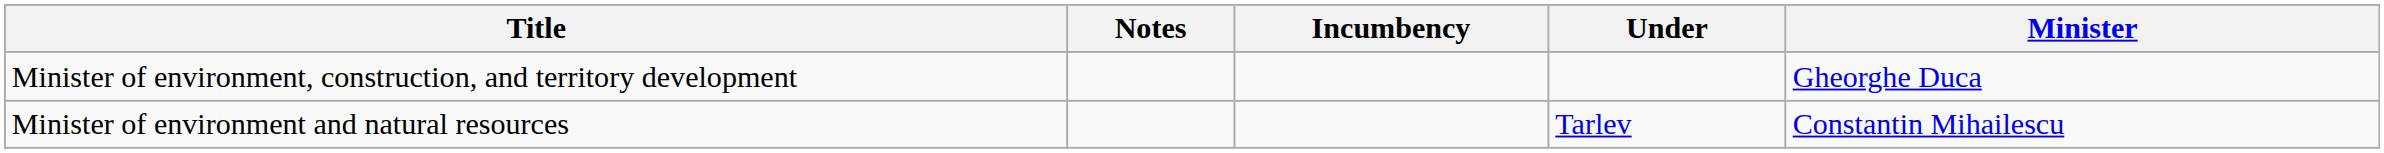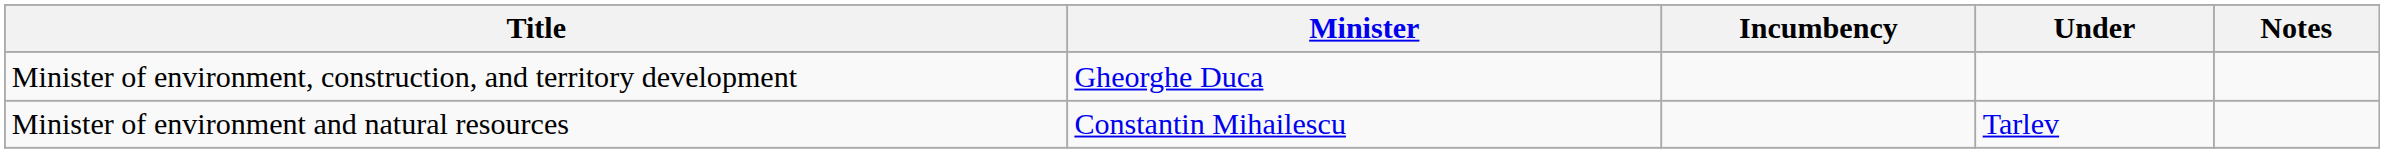columns swapped: (2083, 28) <-> (1151, 28)
